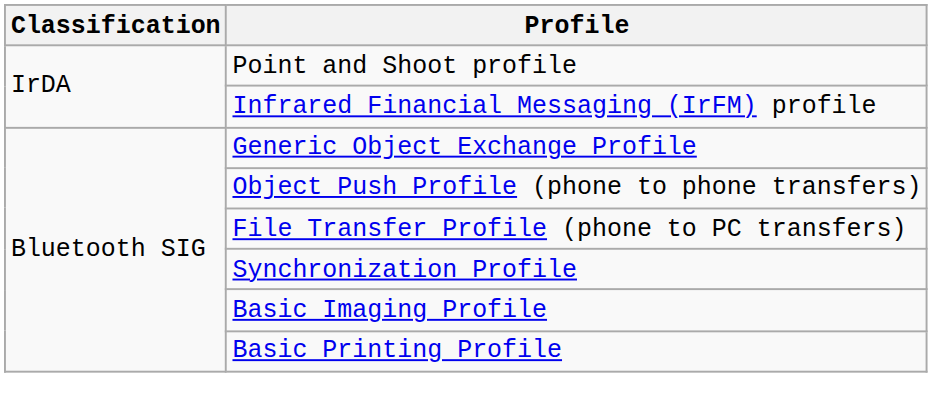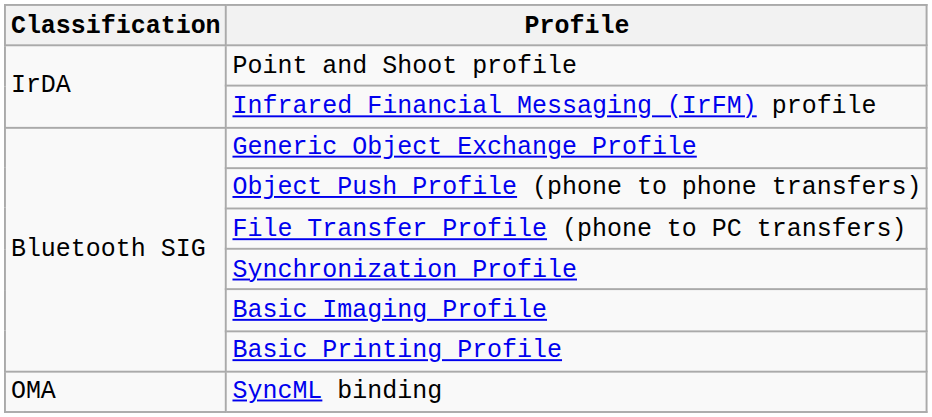+ row: (337, 391)
